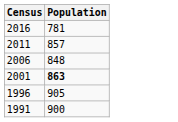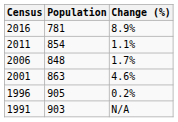+ column: (141, 12)
(56, 45) 857 -> (56, 45) 854
(56, 77) bold -> (56, 77) normal
(56, 109) 900 -> (56, 109) 903
